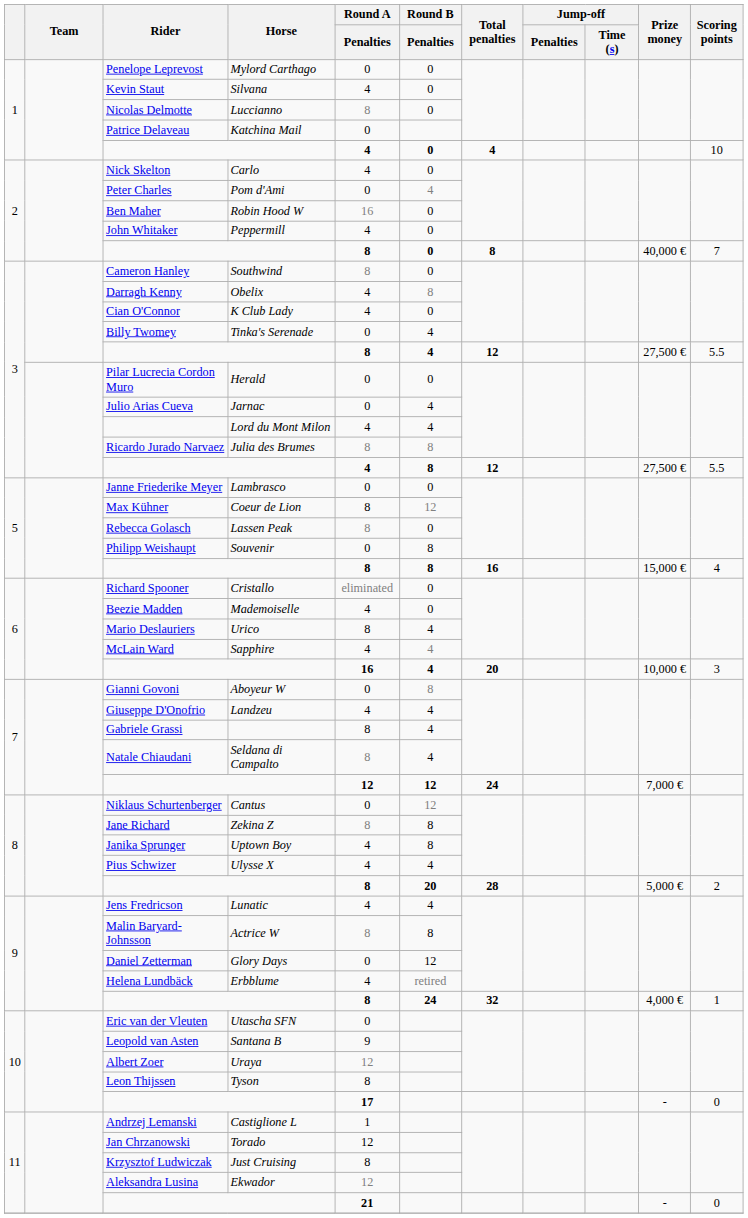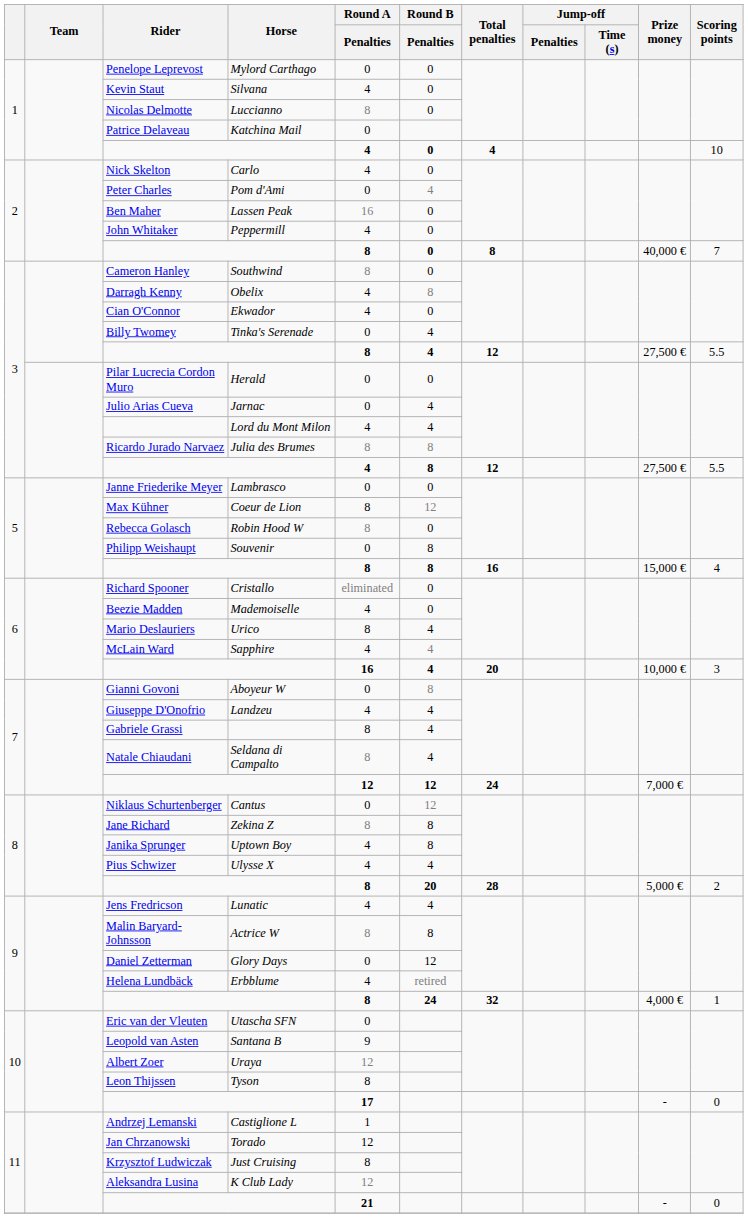(267, 211) Robin Hood W -> (261, 211) Lassen Peak
(262, 312) K Club Lady -> (253, 312) Ekwador
(261, 528) Lassen Peak -> (267, 528) Robin Hood W
(253, 1183) Ekwador -> (262, 1183) K Club Lady
